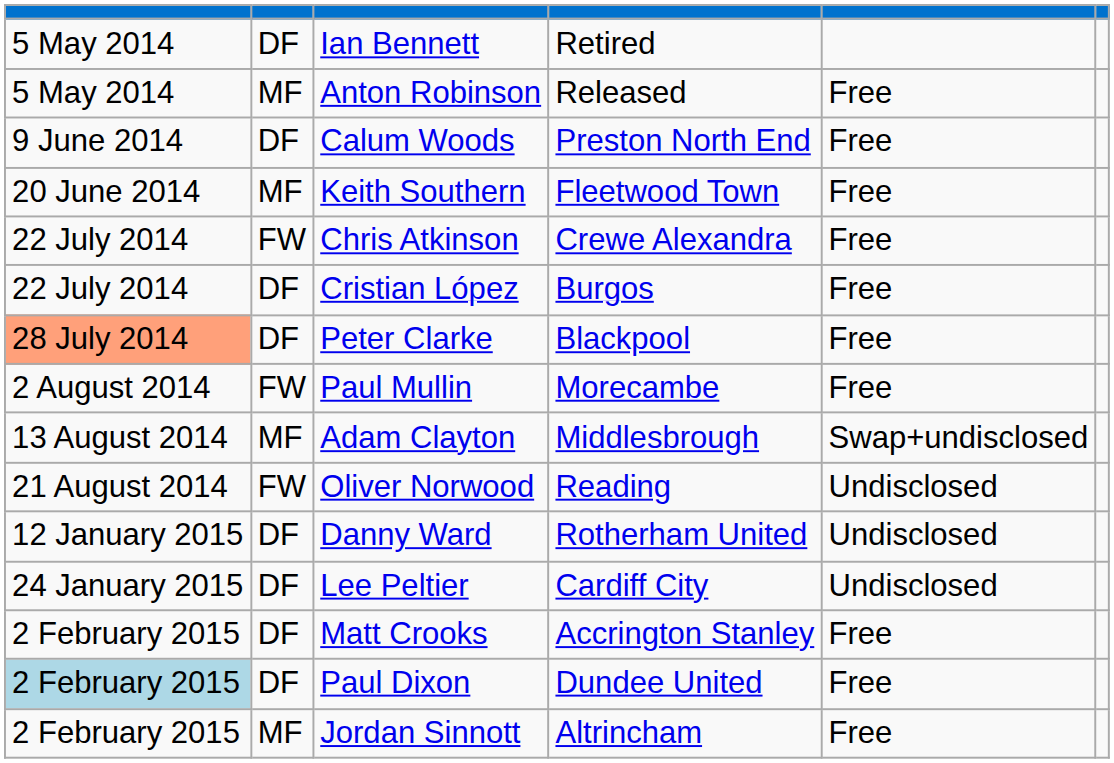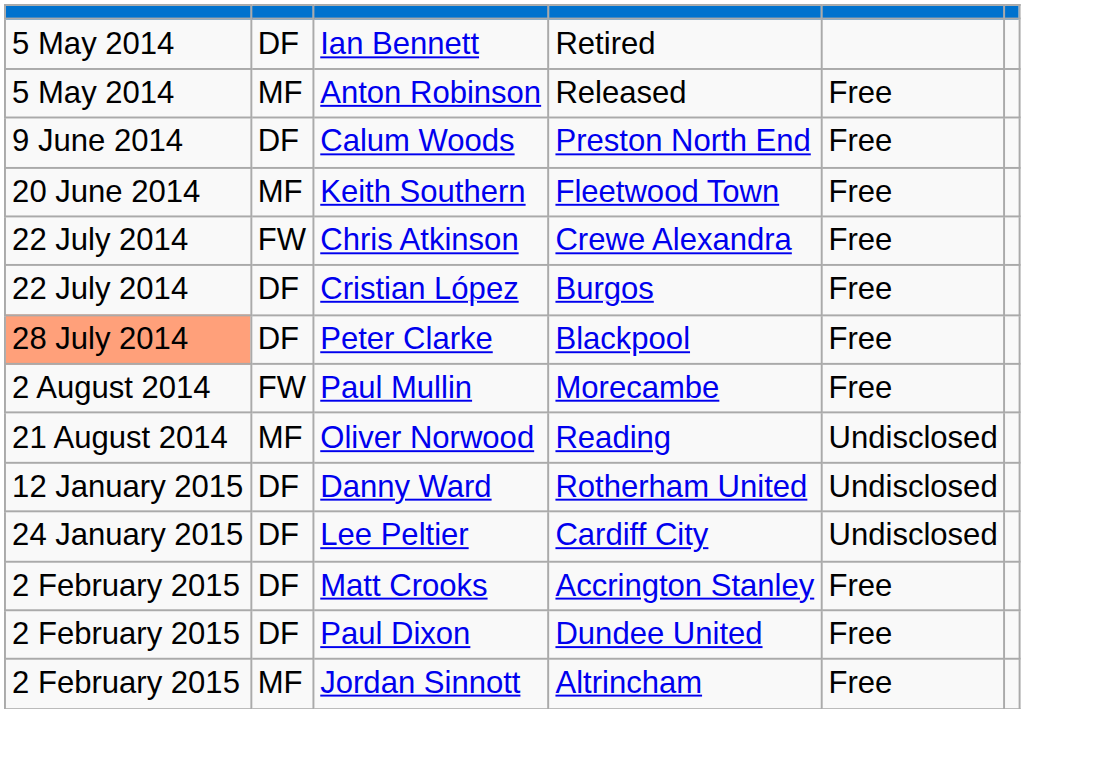- row: (418, 437)
(282, 486) FW -> (280, 437) MF
(126, 683) lightblue background -> (126, 634) no background
